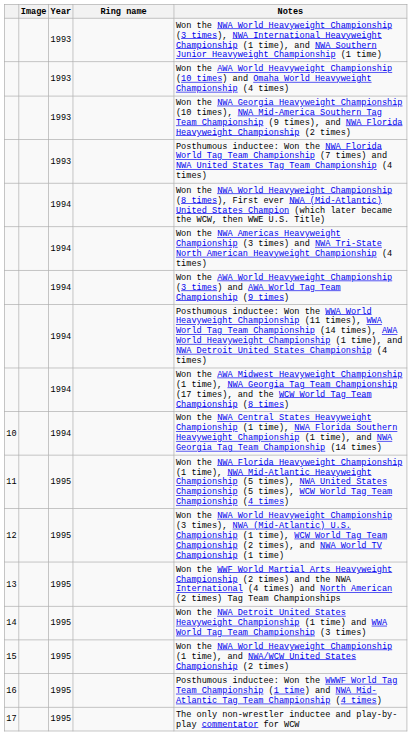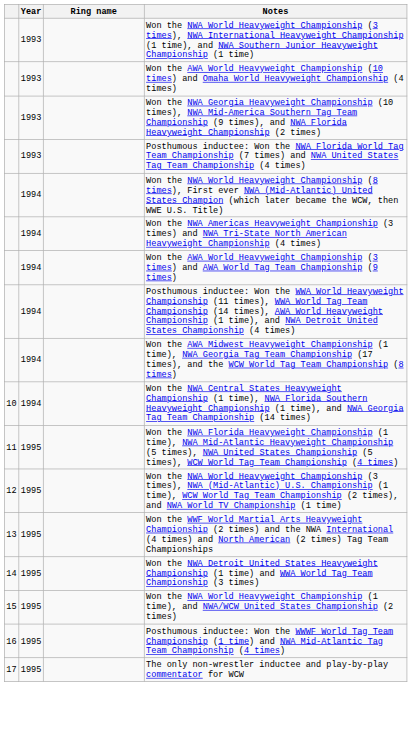- column: (34, 11)
